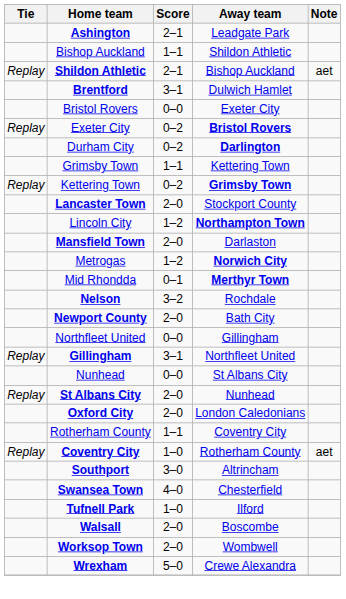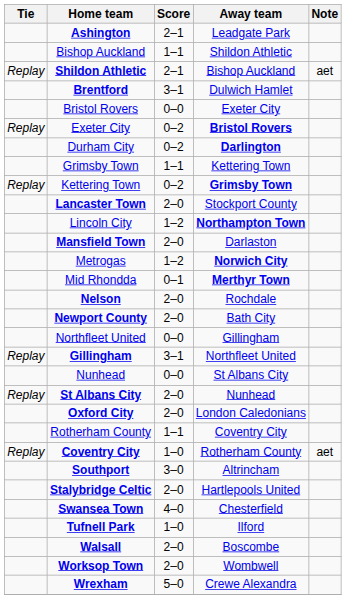(173, 299) 3–2 -> (174, 299) 2–0
+ row: (101, 489)
